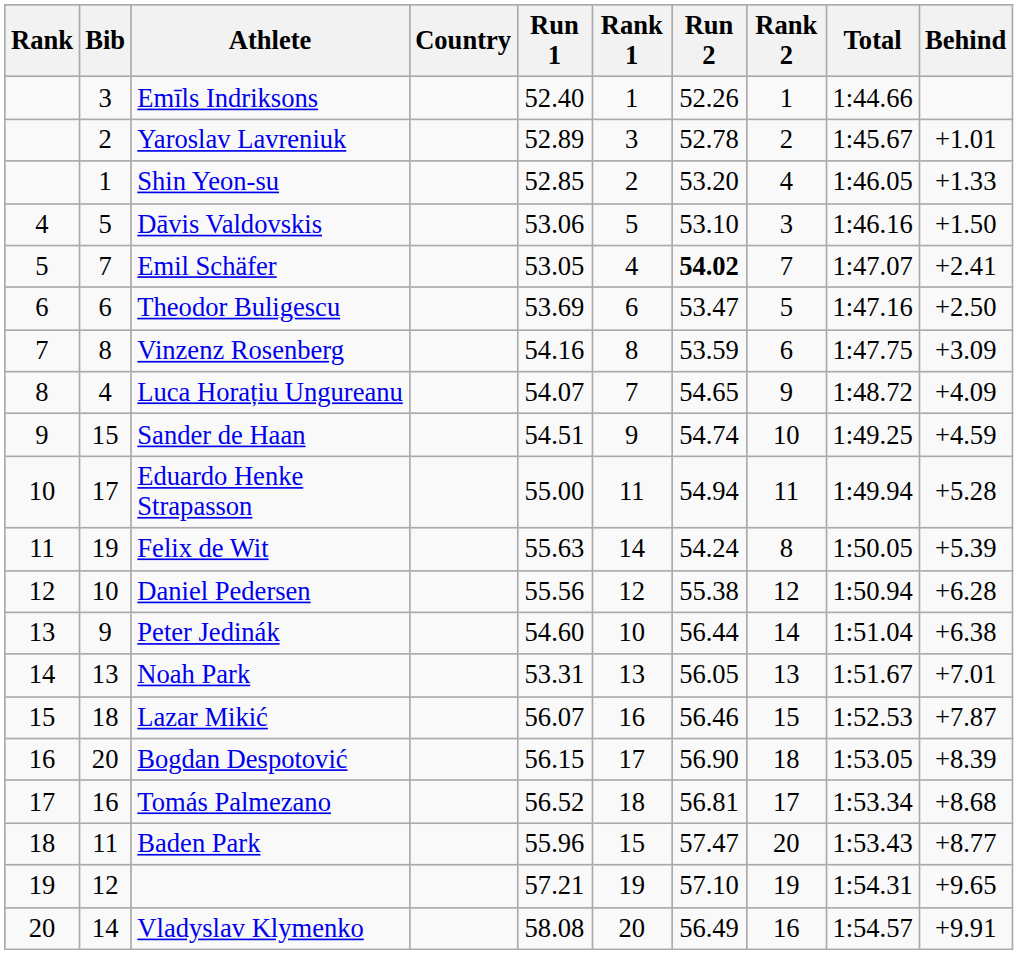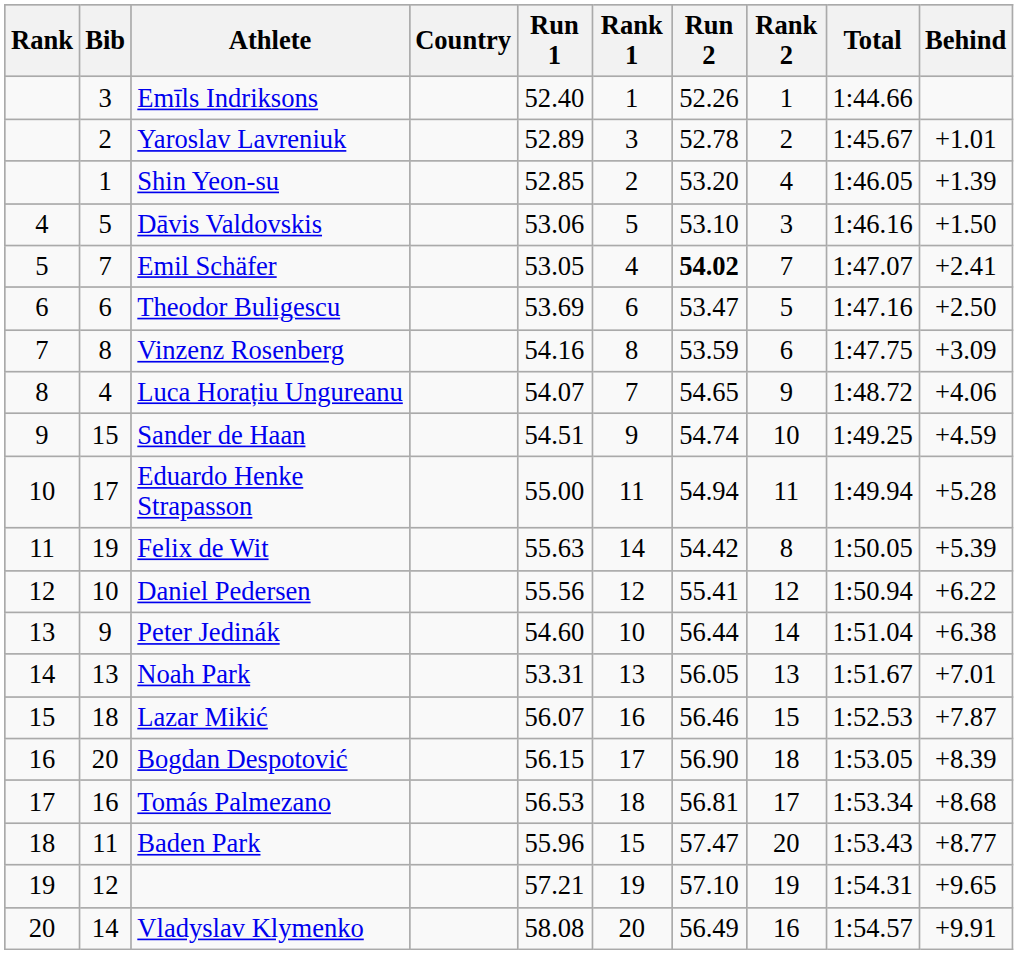(966, 181) +1.33 -> (966, 181) +1.39
(966, 392) +4.09 -> (966, 392) +4.06
(709, 548) 54.24 -> (709, 548) 54.42
(709, 590) 55.38 -> (709, 590) 55.41
(966, 590) +6.28 -> (966, 590) +6.22
(554, 801) 56.52 -> (554, 801) 56.53
